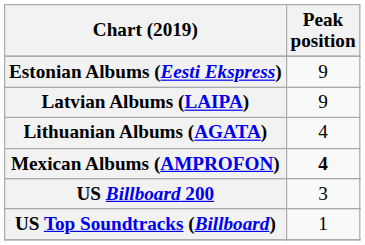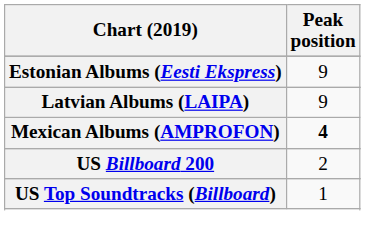- row: (145, 132)
(323, 193) 3 -> (323, 163) 2
